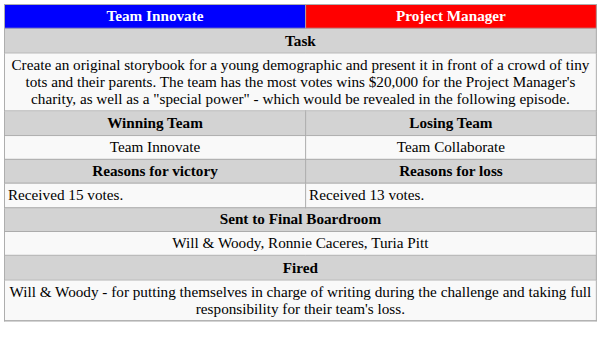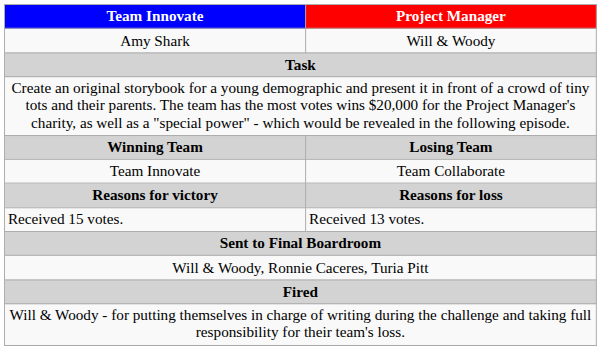+ row: (155, 40)
